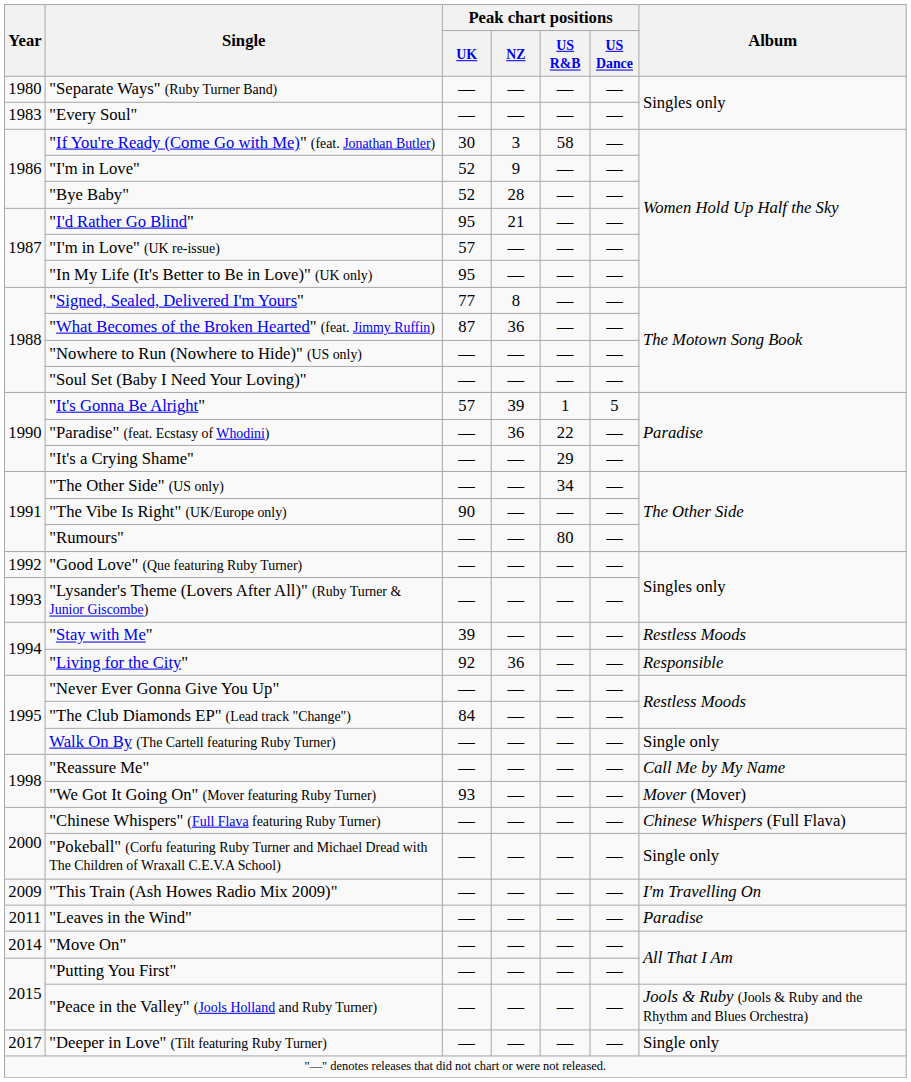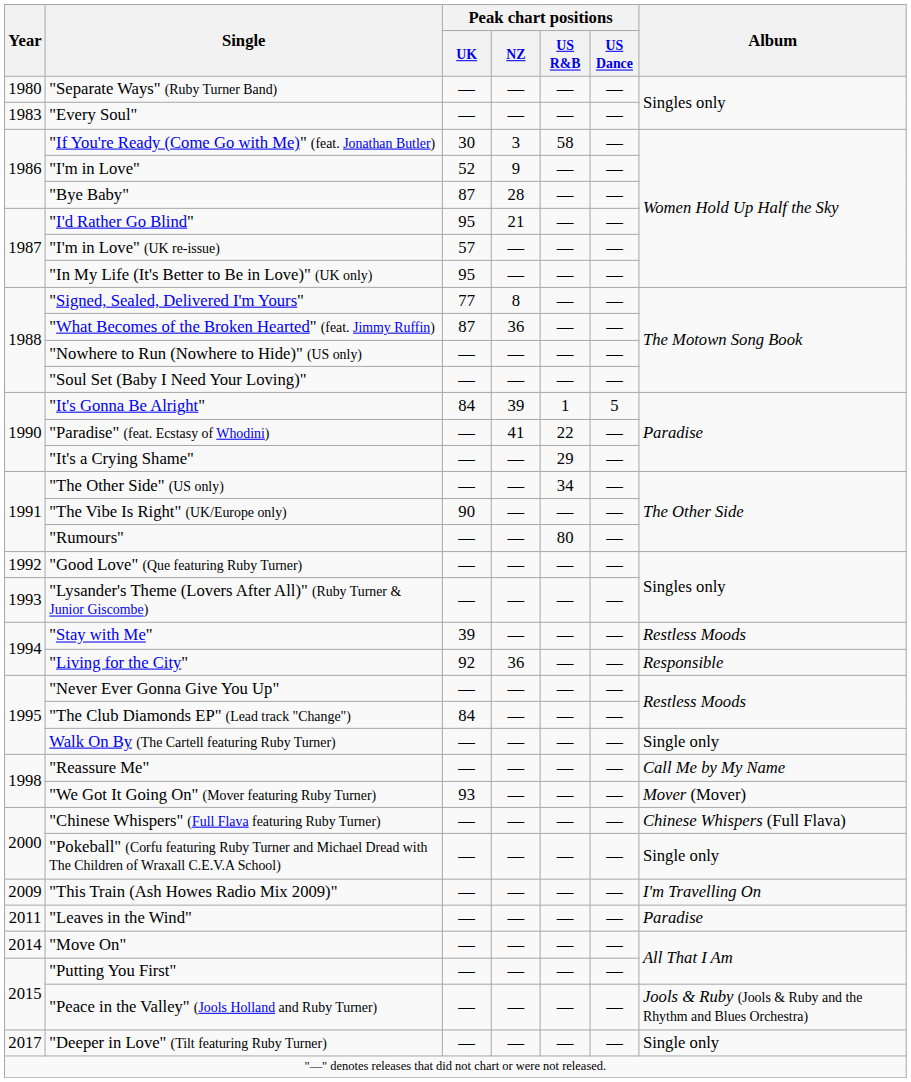(467, 194) 52 -> (467, 194) 87
(467, 405) 57 -> (467, 405) 84
(516, 432) 36 -> (516, 432) 41
